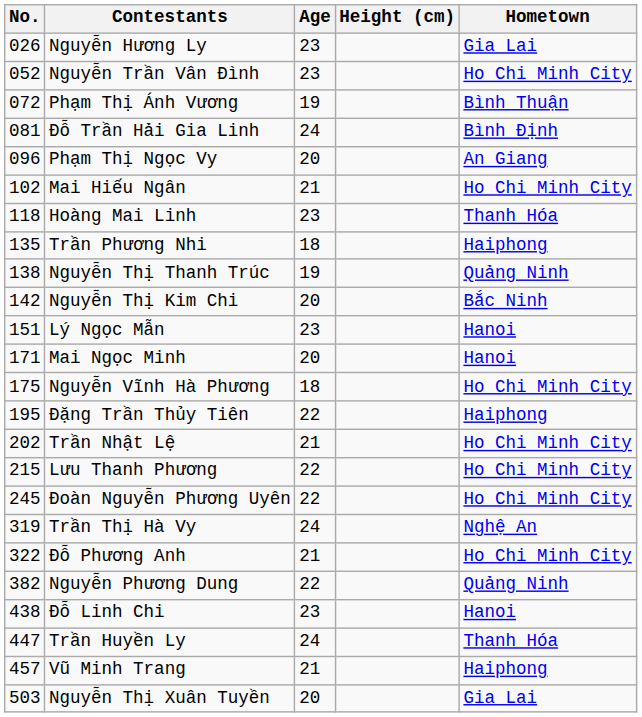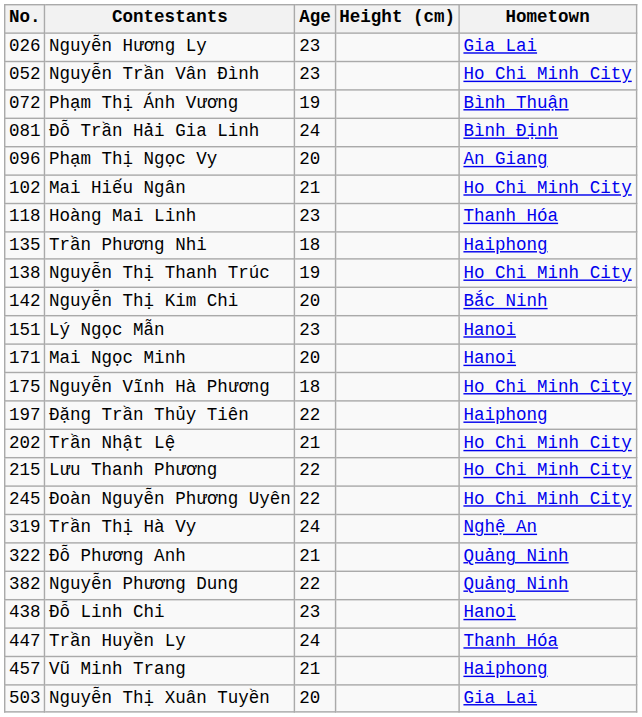(516, 274) Quảng Ninh -> (548, 274) Ho Chi Minh City
(25, 416) 195 -> (25, 416) 197
(548, 557) Ho Chi Minh City -> (516, 557) Quảng Ninh
